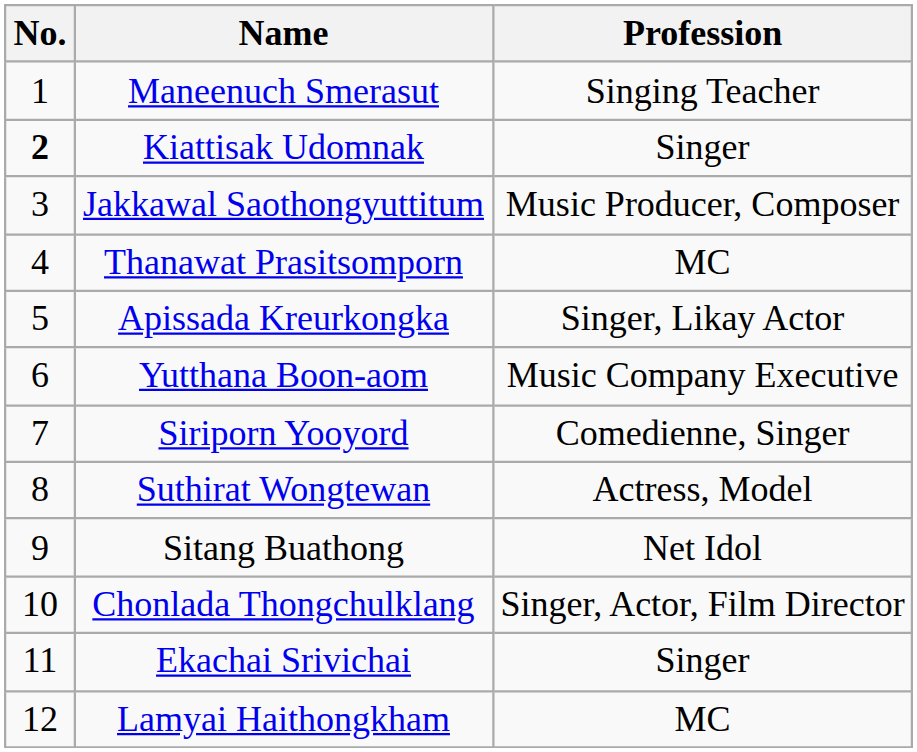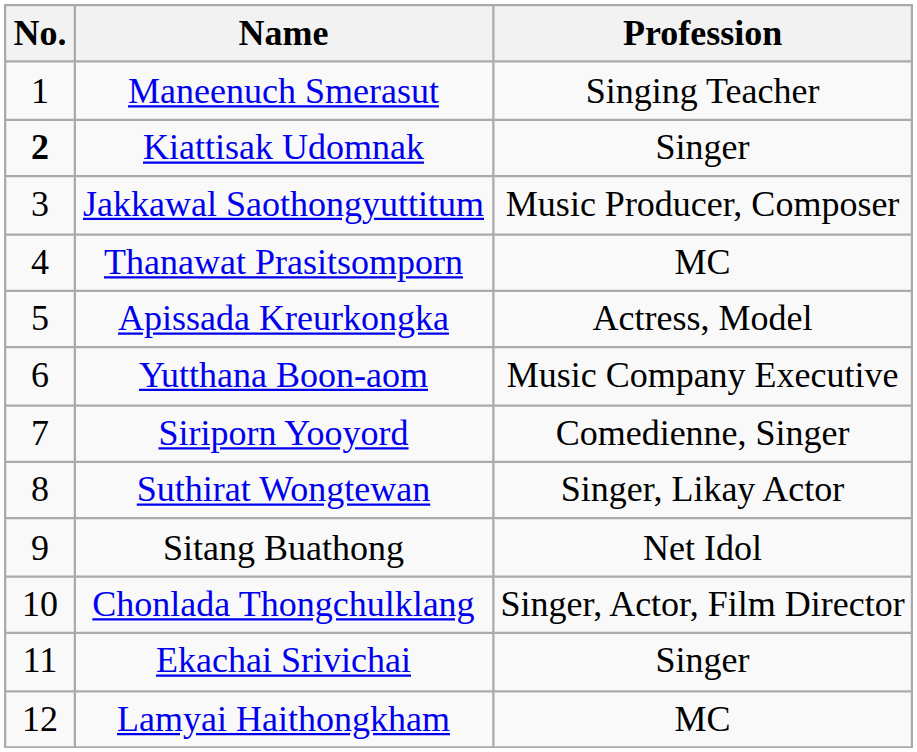(703, 318) Singer, Likay Actor -> (703, 318) Actress, Model
(703, 489) Actress, Model -> (703, 489) Singer, Likay Actor
